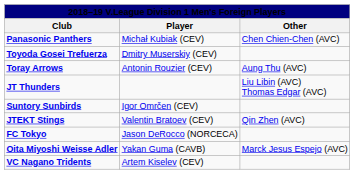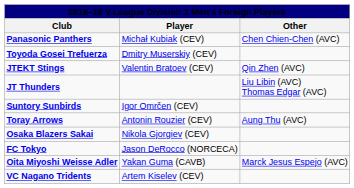rows swapped: (35, 68) <-> (35, 120)
+ row: (50, 135)
